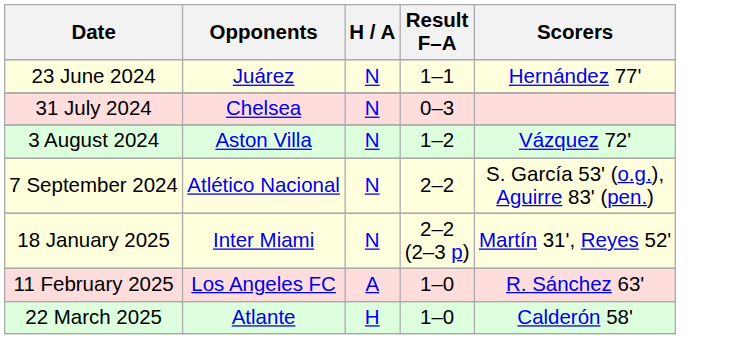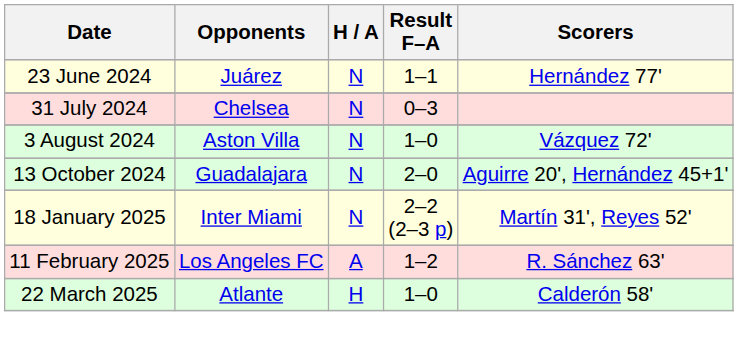(437, 141) 1–2 -> (421, 141) 1–0
- row: (94, 185)
+ row: (89, 173)
(437, 284) 1–0 -> (421, 261) 1–2
